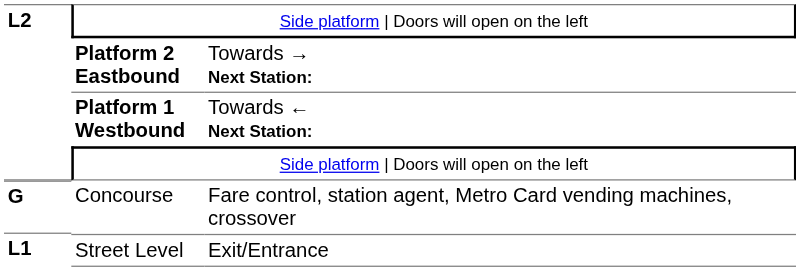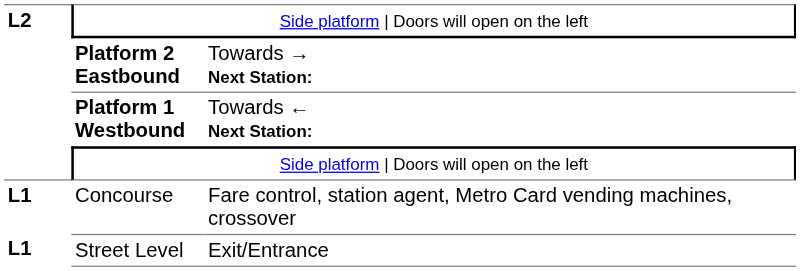(16, 196) G -> (20, 195) L1
